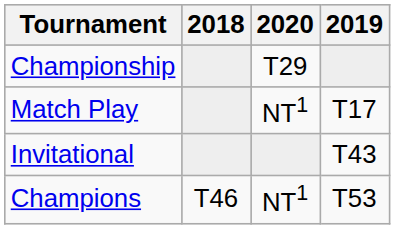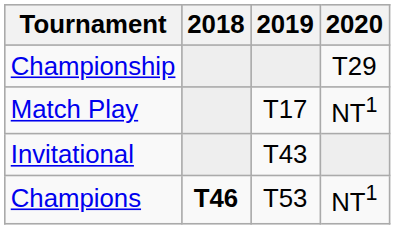columns swapped: (354, 24) <-> (285, 24)
(216, 198) normal -> (216, 198) bold
